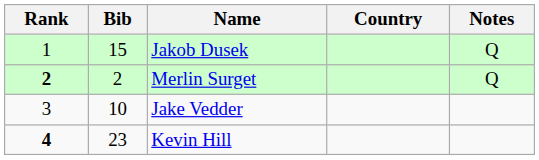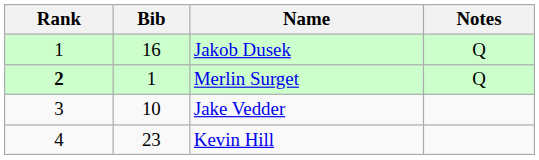- column: (388, 19)
(118, 49) 15 -> (151, 49) 16
(118, 79) 2 -> (151, 79) 1
(46, 139) bold -> (59, 139) normal
